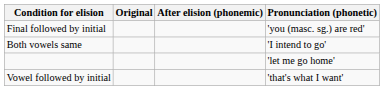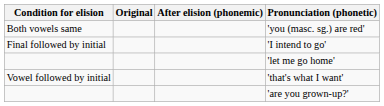(56, 28) Final followed by initial -> (44, 28) Both vowels same
(44, 45) Both vowels same -> (56, 45) Final followed by initial
+ row: (308, 93)
